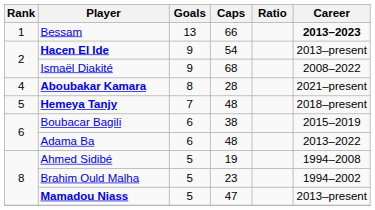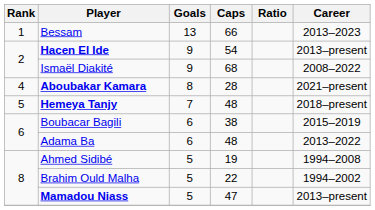(332, 31) bold -> (332, 31) normal
(231, 178) 23 -> (231, 178) 22
